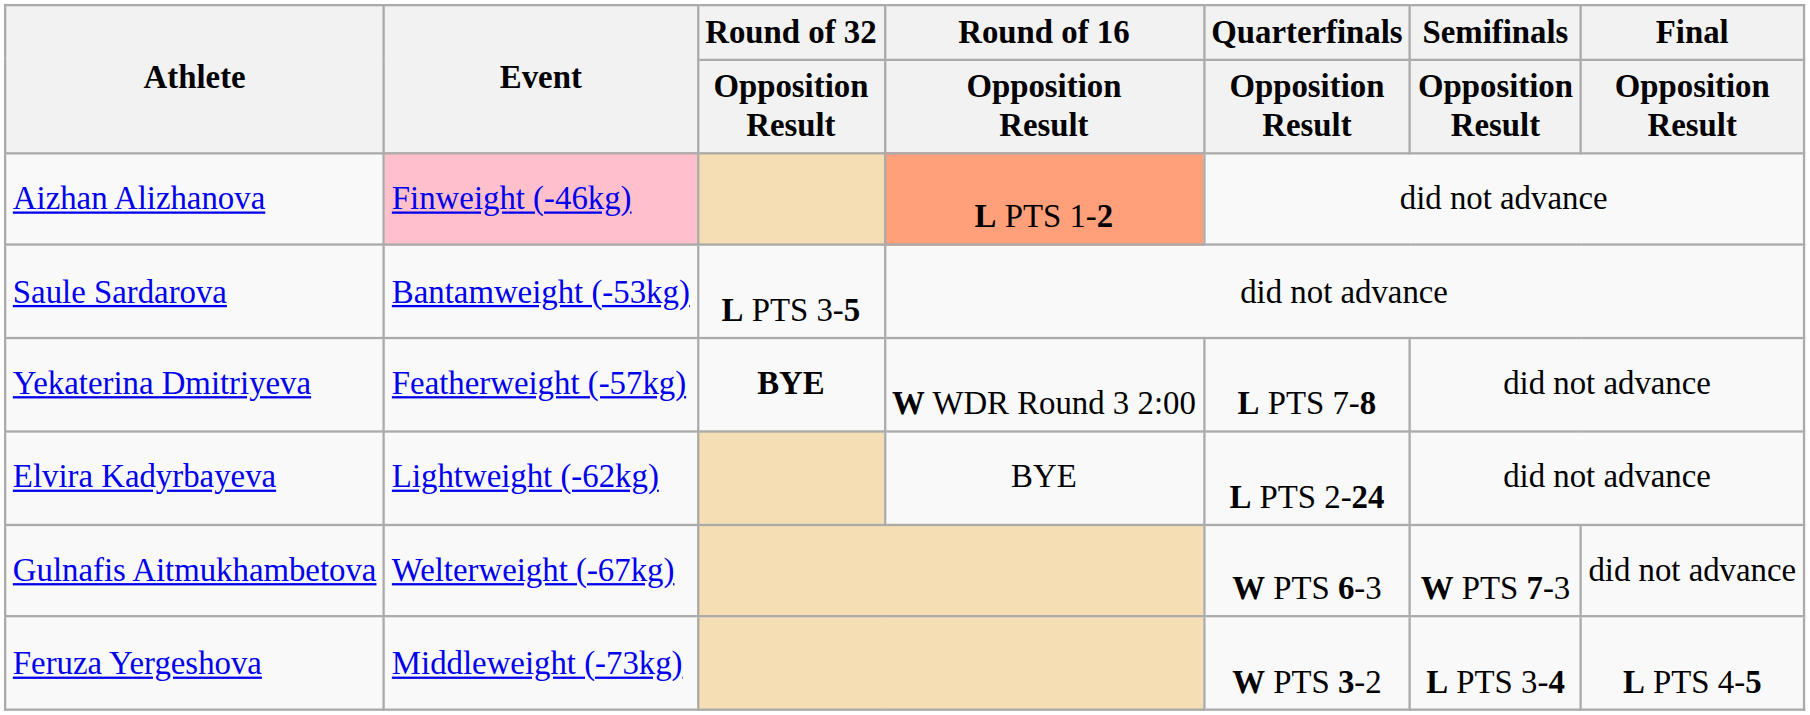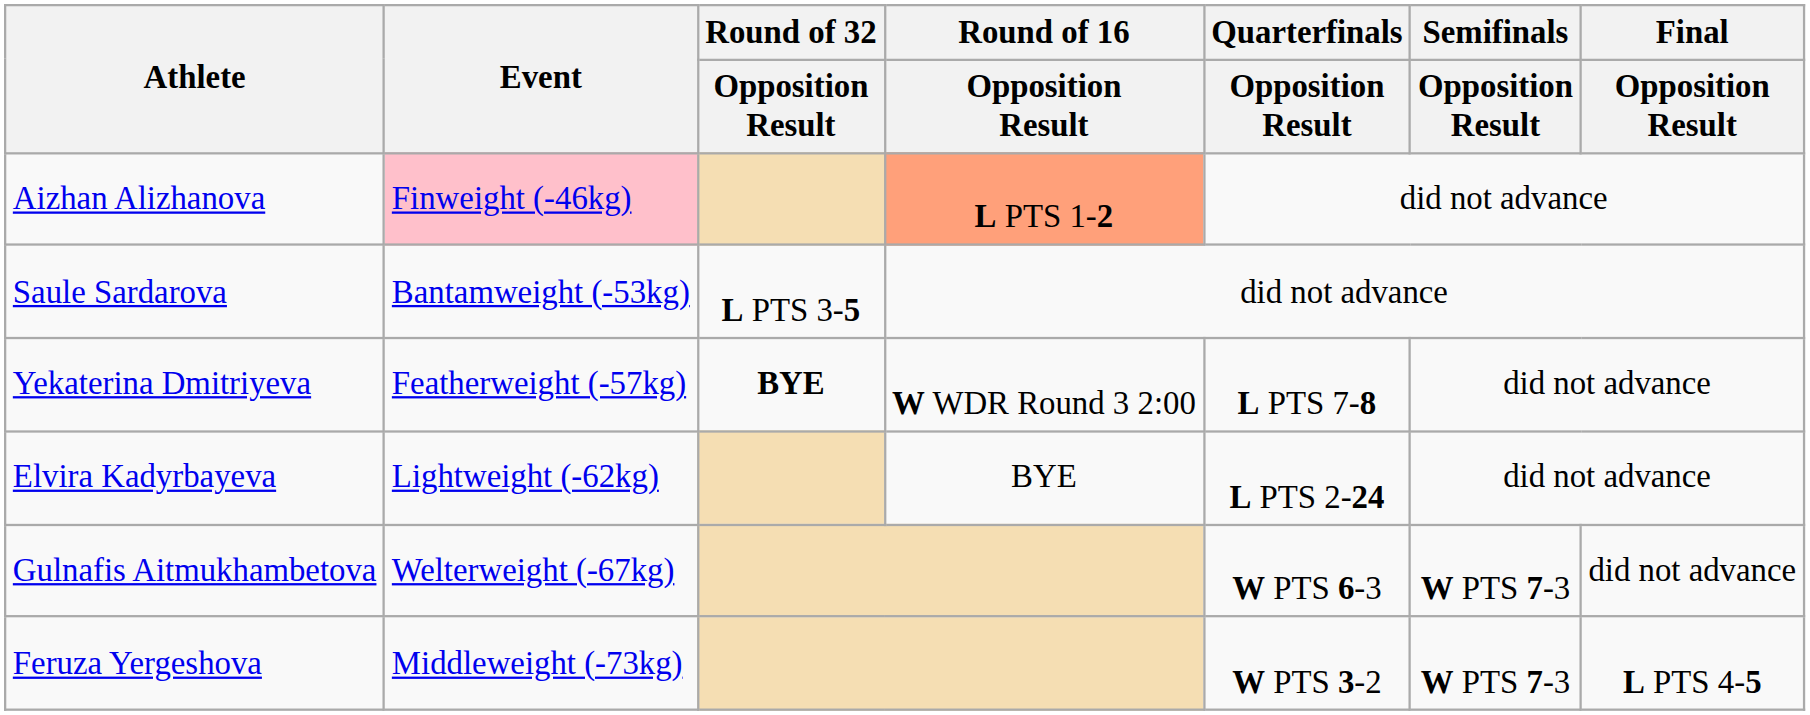(1495, 682) L PTS 3-4 -> (1495, 682) W PTS 7-3
